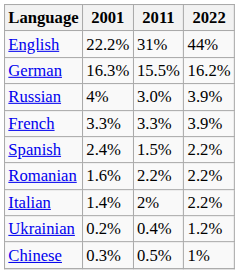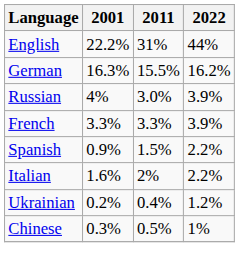(104, 149) 2.4% -> (104, 149) 0.9%
- row: (43, 176)
(104, 202) 1.4% -> (104, 176) 1.6%
